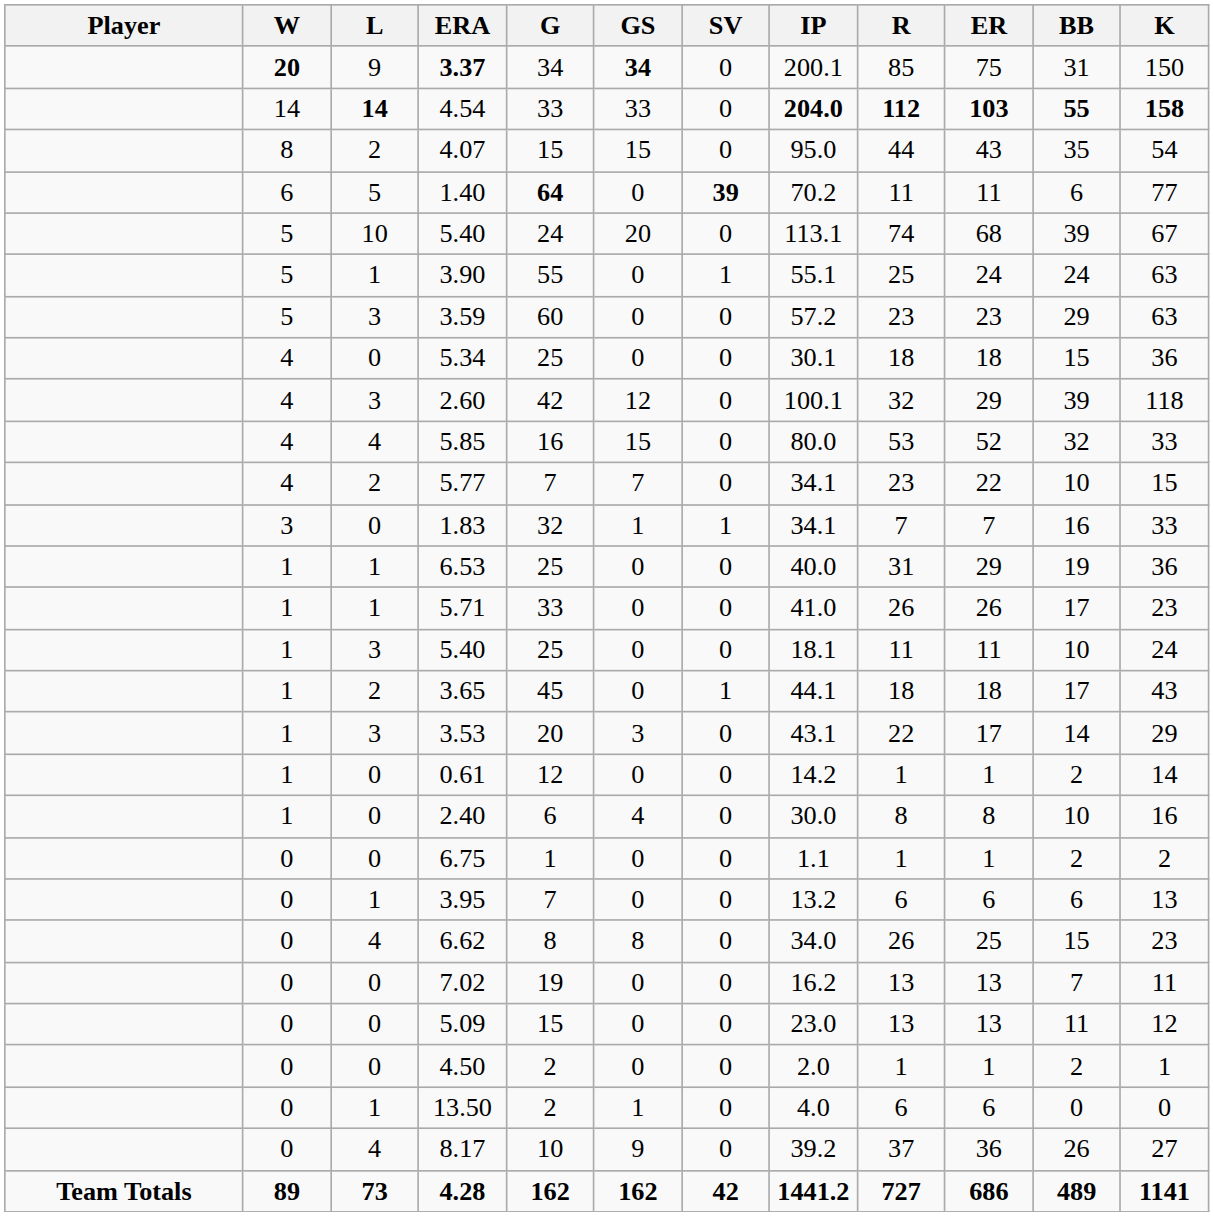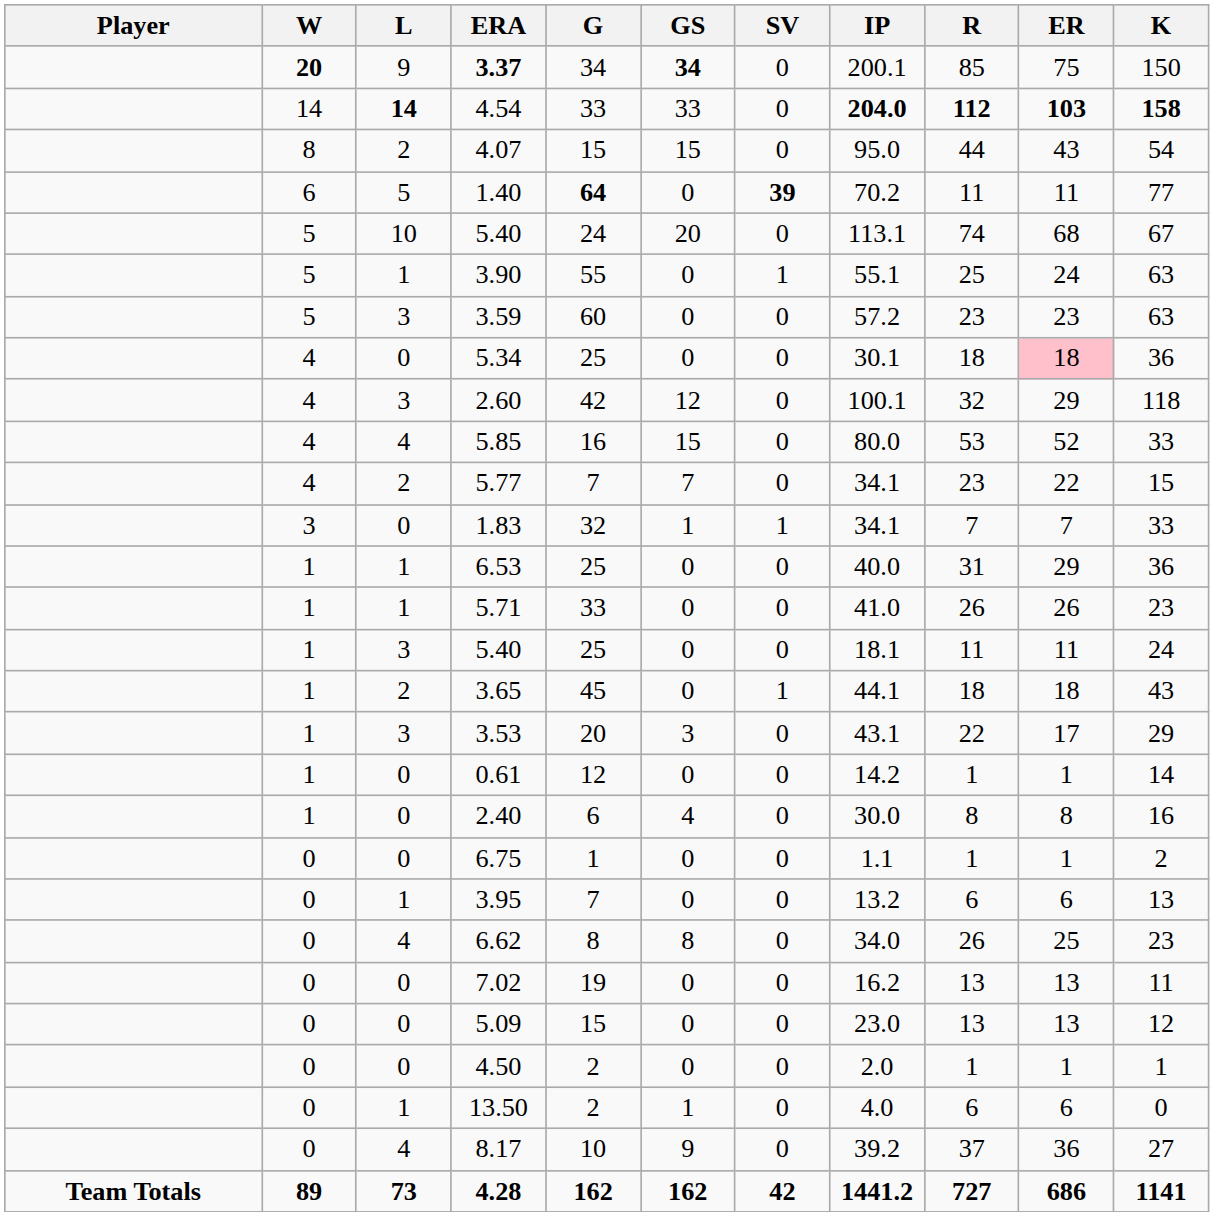- column: (1077, 25)
(989, 358) no background -> (1066, 358) pink background
